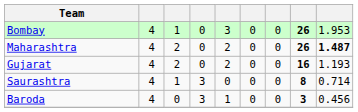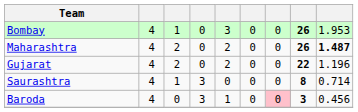(303, 64) 16 -> (303, 64) 22
(334, 64) 1.193 -> (334, 64) 1.196
(278, 99) no background -> (278, 99) pink background
